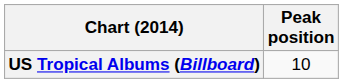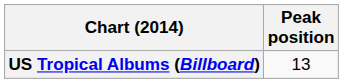(301, 64) 10 -> (301, 64) 13
